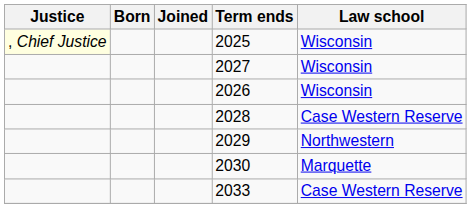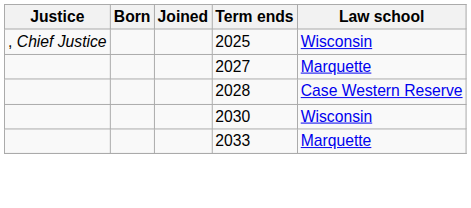(57, 41) lightyellow background -> (57, 41) no background
(336, 66) Wisconsin -> (336, 66) Marquette
- row: (233, 91)
- row: (233, 141)
(336, 166) Marquette -> (336, 116) Wisconsin
(382, 191) Case Western Reserve -> (336, 141) Marquette
